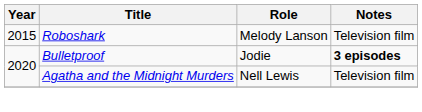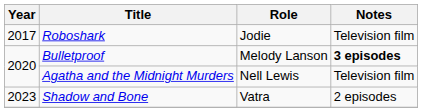(22, 35) 2015 -> (22, 35) 2017
(284, 35) Melody Lanson -> (255, 35) Jodie
(255, 55) Jodie -> (284, 55) Melody Lanson
+ row: (95, 96)
